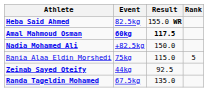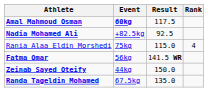- row: (38, 22)
(165, 33) bold -> (165, 22) normal
(165, 45) 150.0 -> (165, 33) 92.5
(194, 57) 5 -> (194, 45) 4
+ row: (27, 57)
(165, 69) 92.5 -> (165, 69) 150.0
